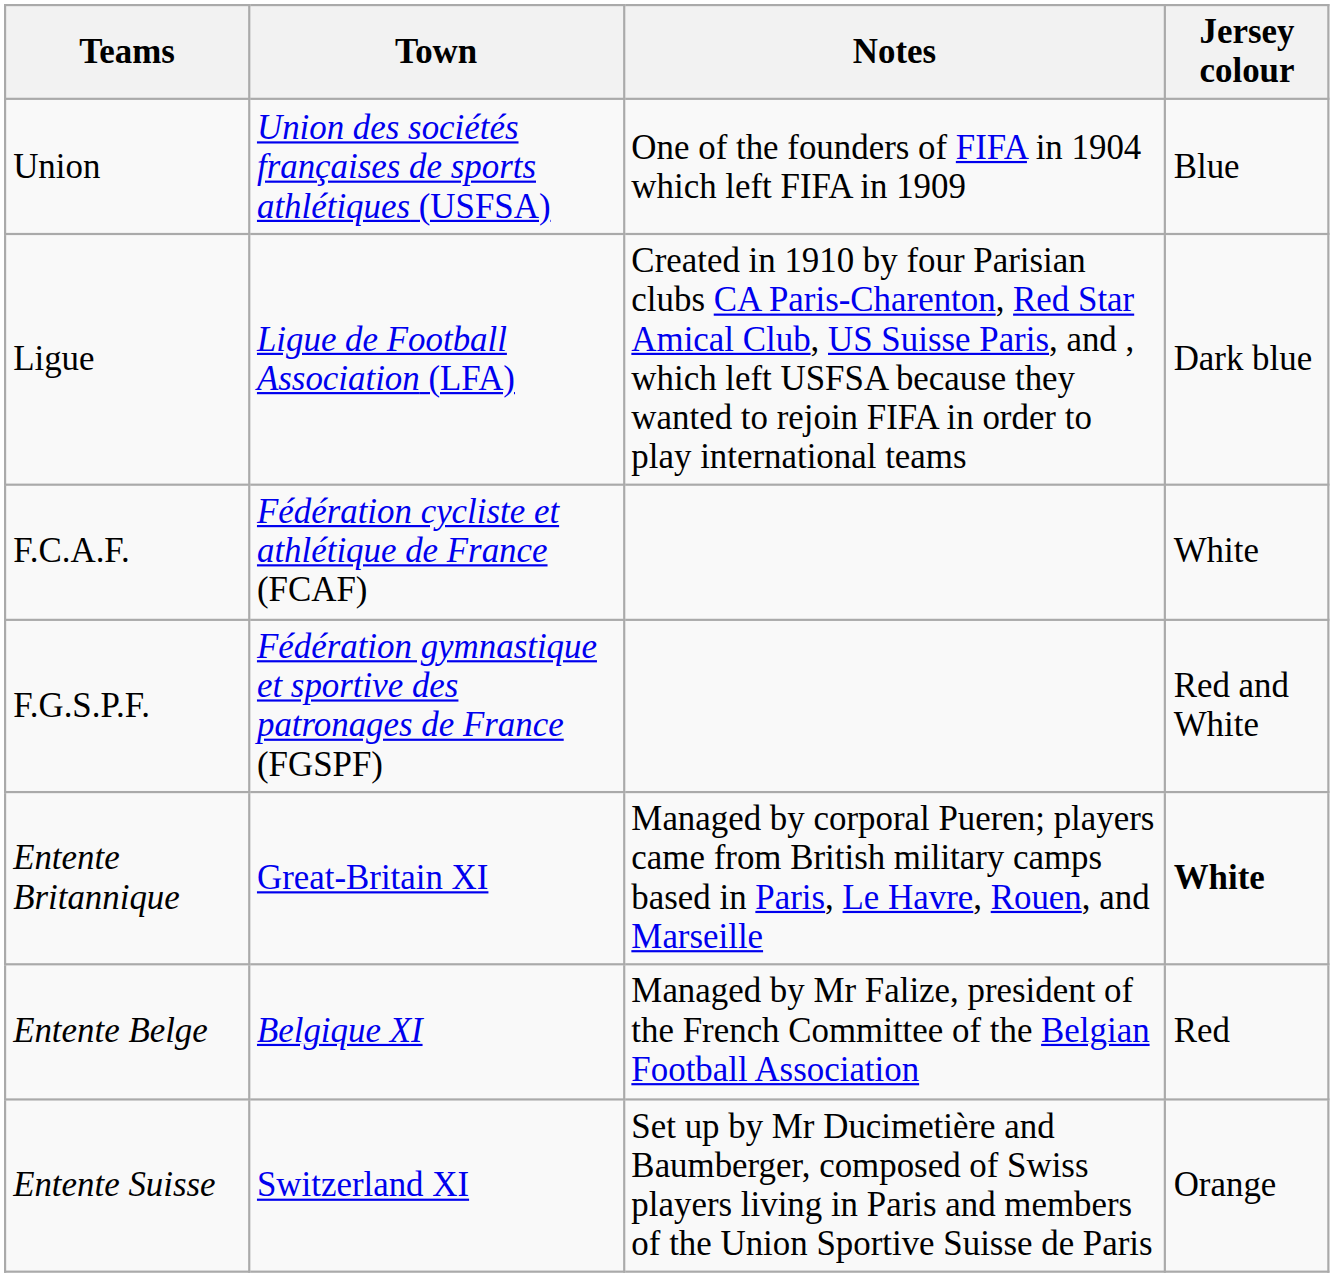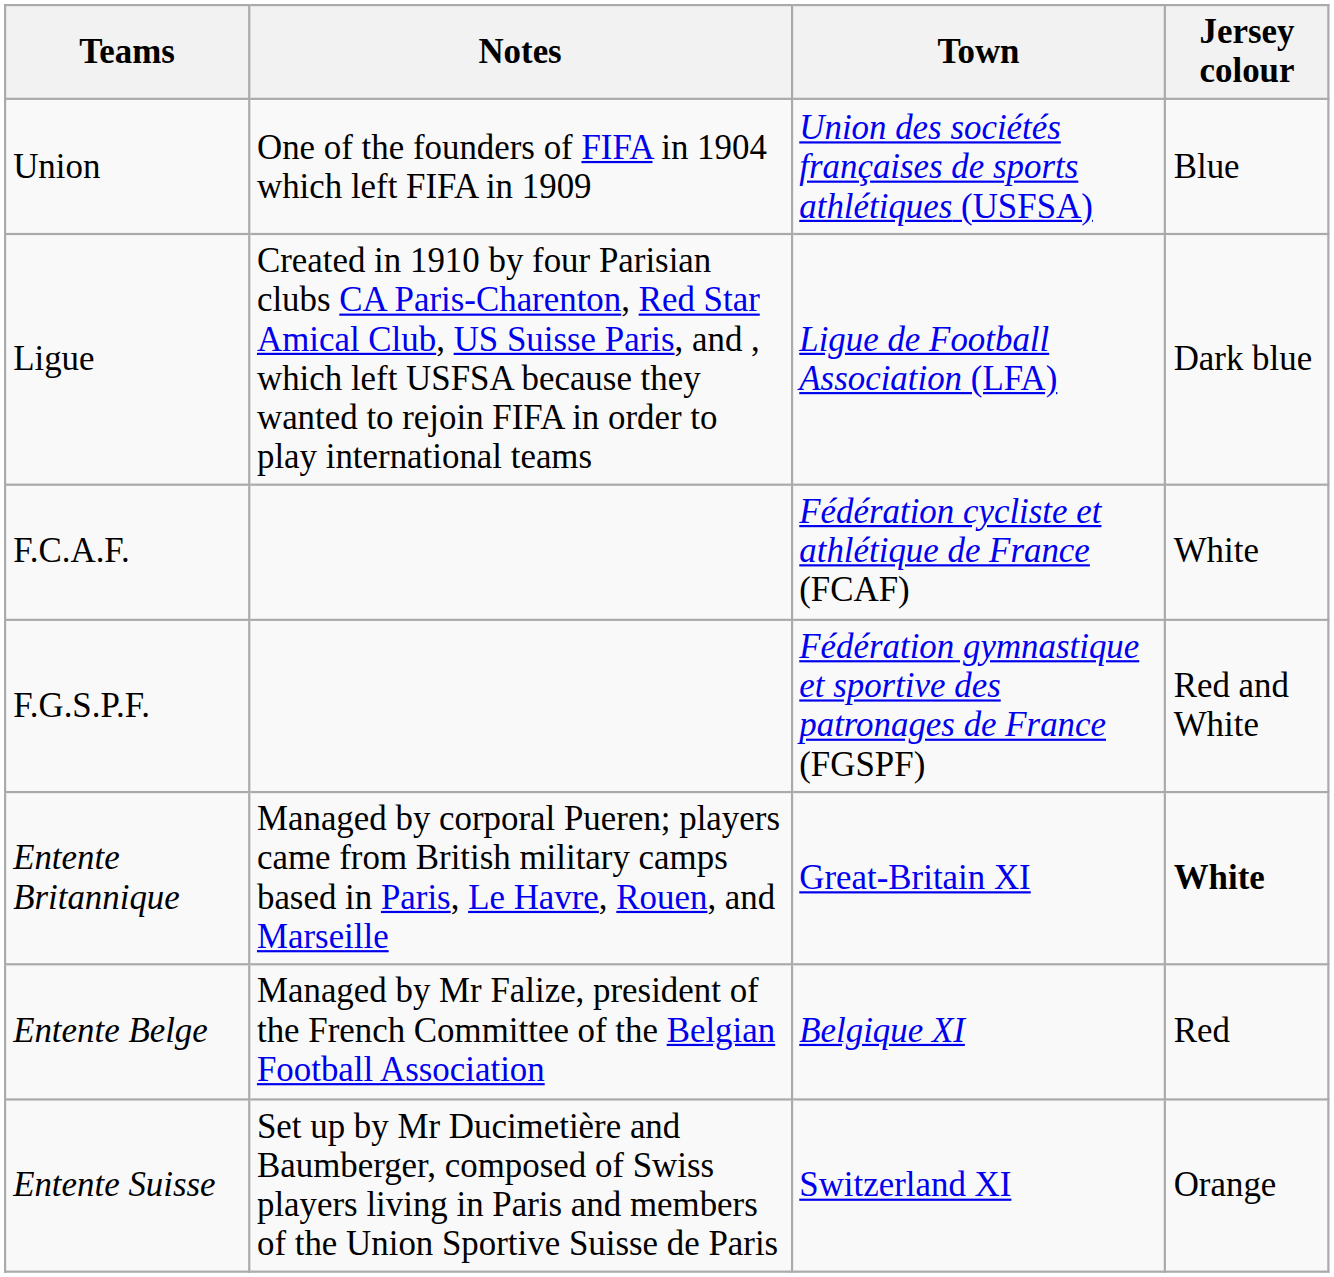columns swapped: (436, 51) <-> (894, 51)
